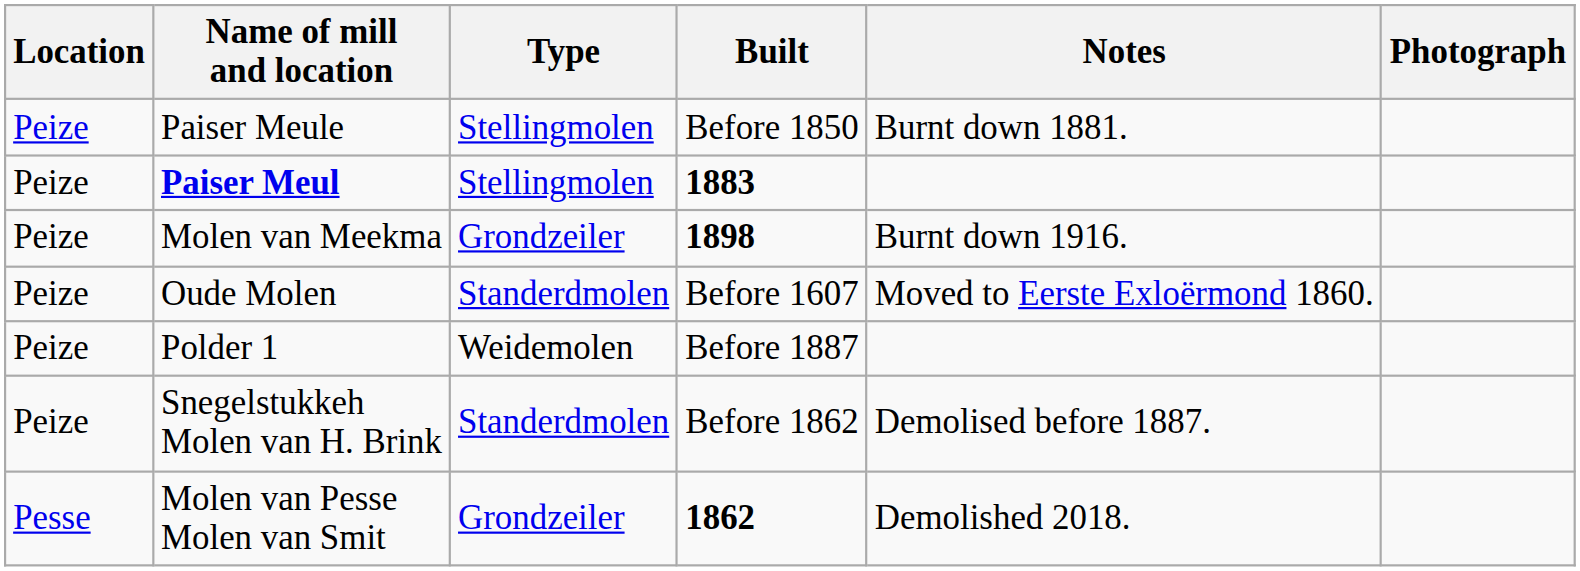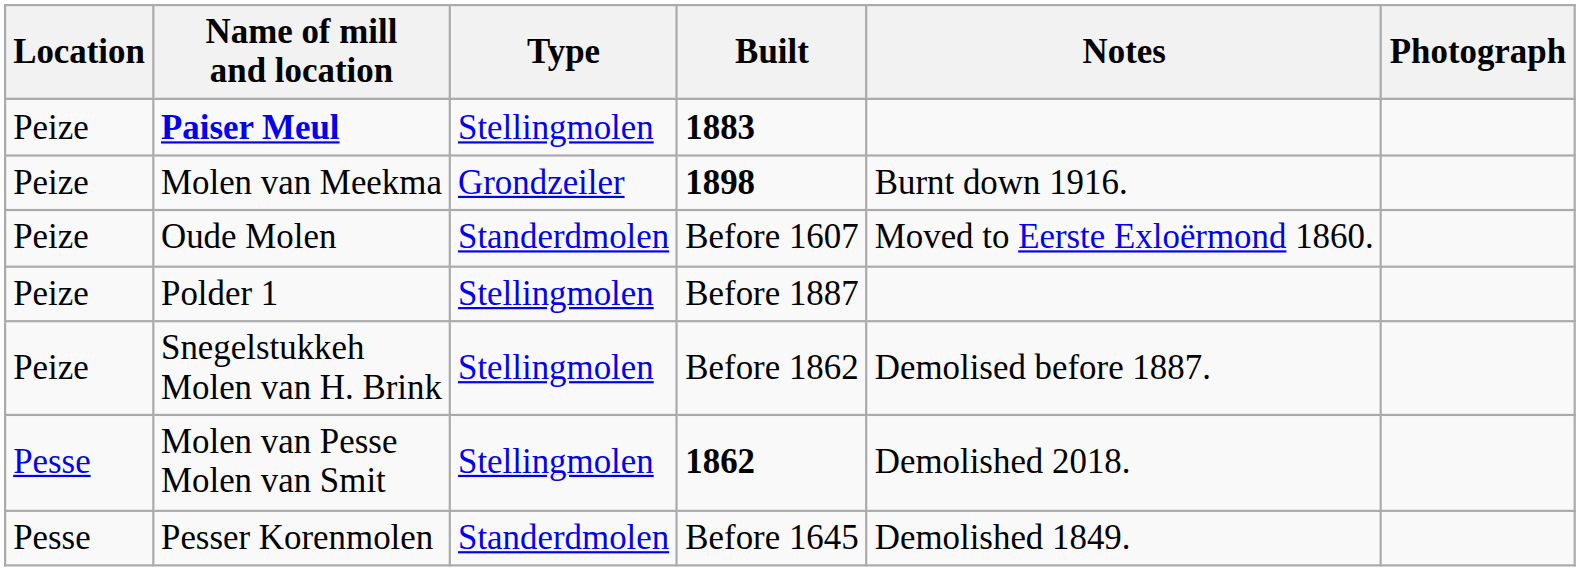- row: (253, 126)
(546, 347) Weidemolen -> (556, 292) Stellingmolen
(564, 422) Standerdmolen -> (556, 367) Stellingmolen
(541, 517) Grondzeiler -> (556, 462) Stellingmolen
+ row: (297, 537)
